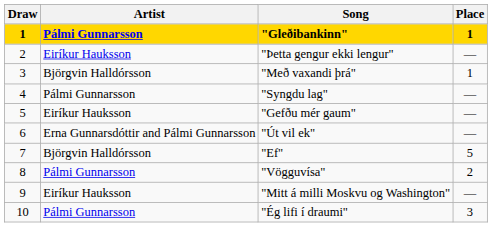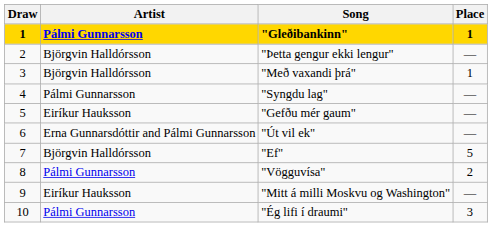(87, 53) Eiríkur Hauksson -> (97, 53) Björgvin Halldórsson
